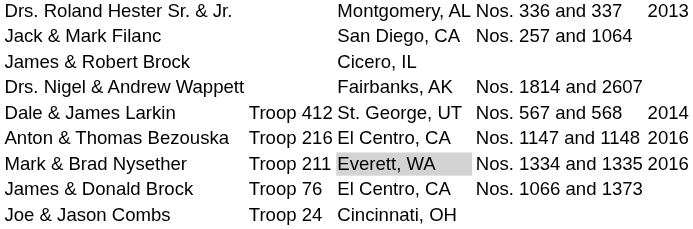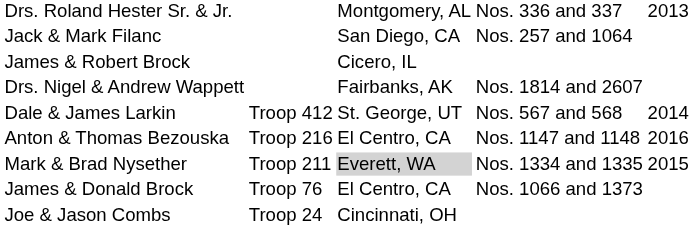(668, 163) 2016 -> (668, 163) 2015
